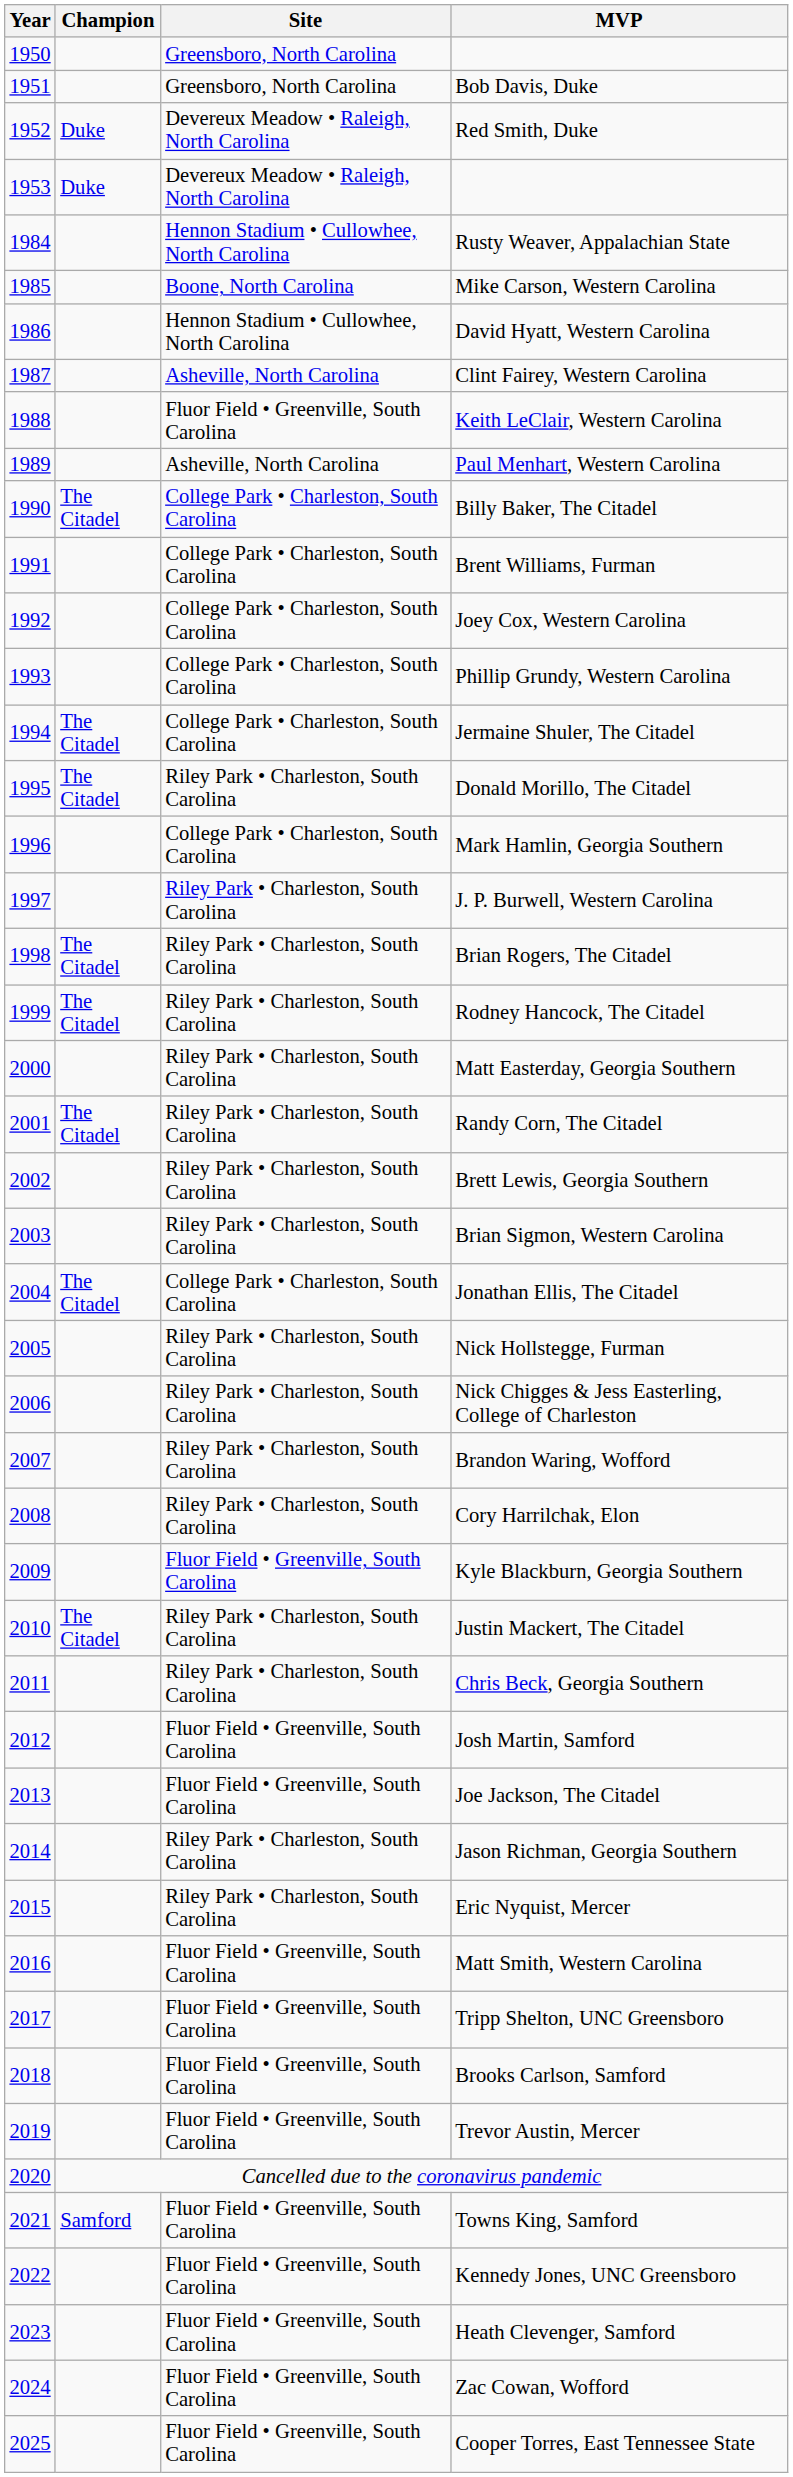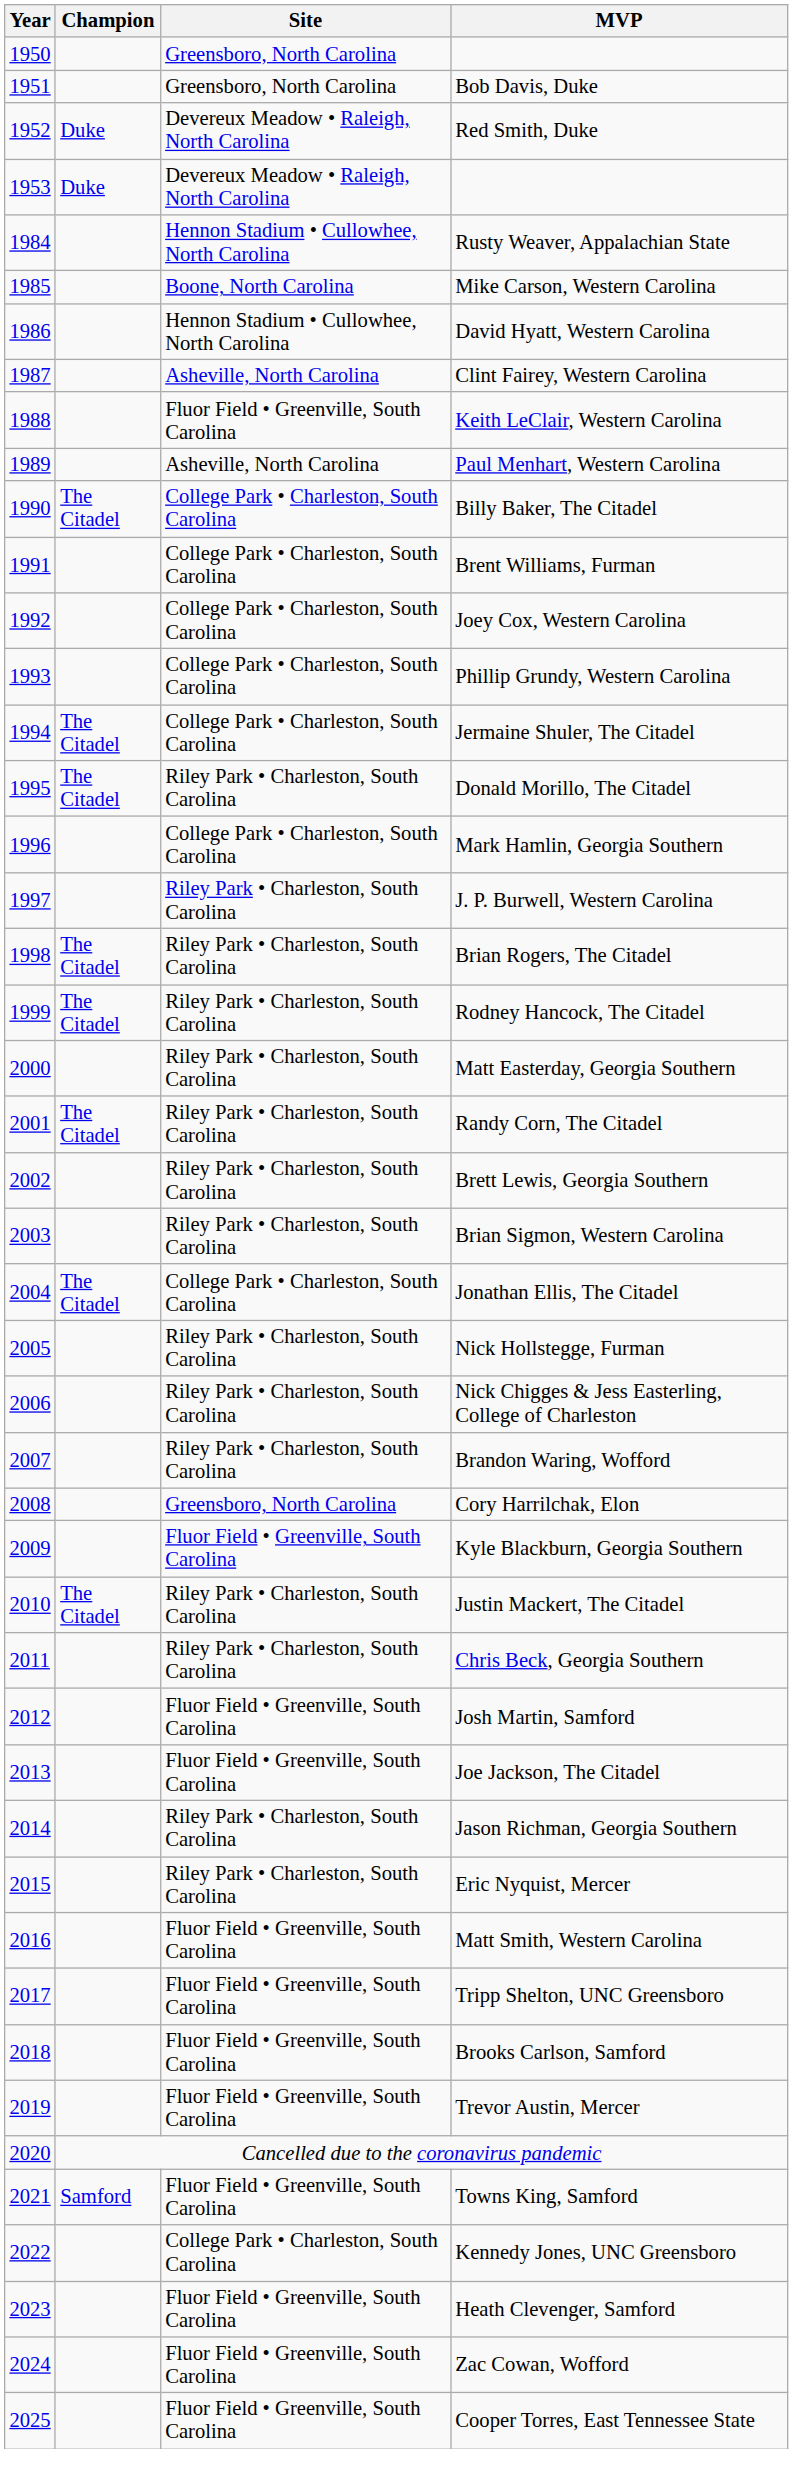(292, 1515) Riley Park • Charleston, South Carolina -> (281, 1504) Greensboro, North Carolina
(293, 2275) Fluor Field • Greenville, South Carolina -> (301, 2252) College Park • Charleston, South Carolina
